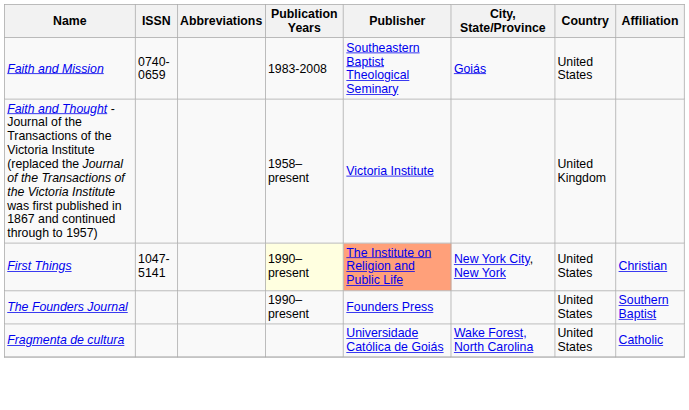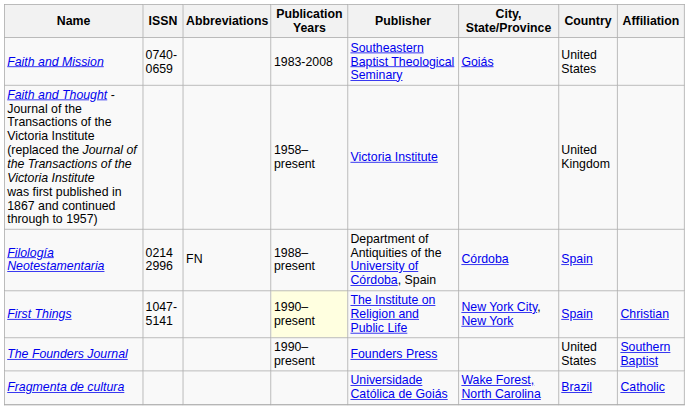+ row: (56, 259)
(389, 266) lightsalmon background -> (393, 314) no background
(575, 266) United States -> (577, 314) Spain
(575, 340) United States -> (577, 387) Brazil
